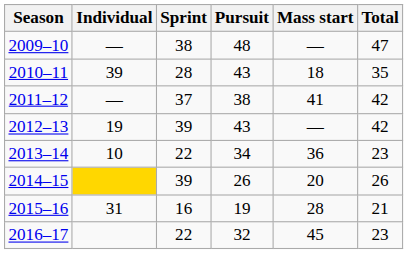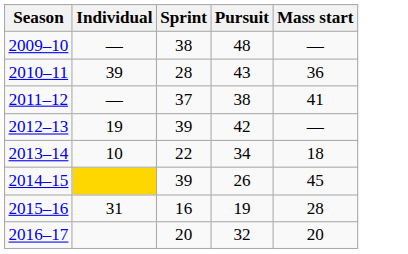- column: (380, 18)
(315, 72) 18 -> (315, 72) 36
(242, 126) 43 -> (242, 126) 42
(315, 153) 36 -> (315, 153) 18
(315, 180) 20 -> (315, 180) 45
(184, 235) 22 -> (184, 235) 20
(315, 235) 45 -> (315, 235) 20
